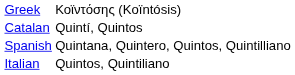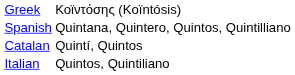rows swapped: (28, 46) <-> (27, 27)
